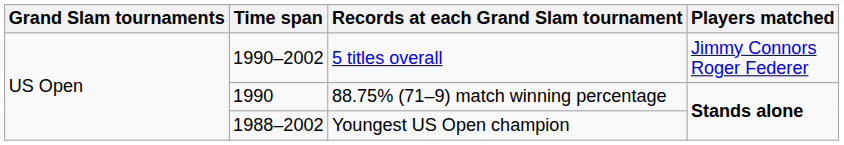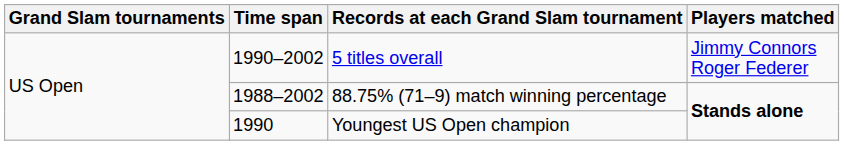(253, 96) 1990 -> (278, 96) 1988–2002
(278, 125) 1988–2002 -> (253, 125) 1990
